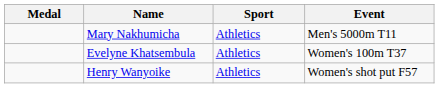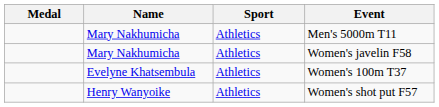+ row: (360, 53)
